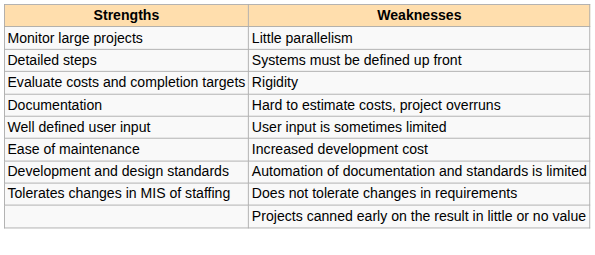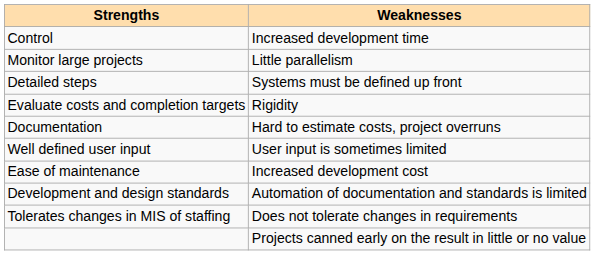+ row: (30, 37)
